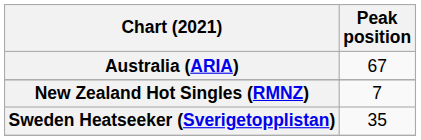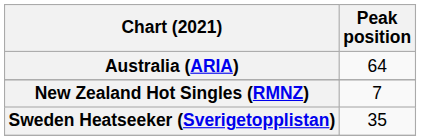(377, 65) 67 -> (377, 65) 64
